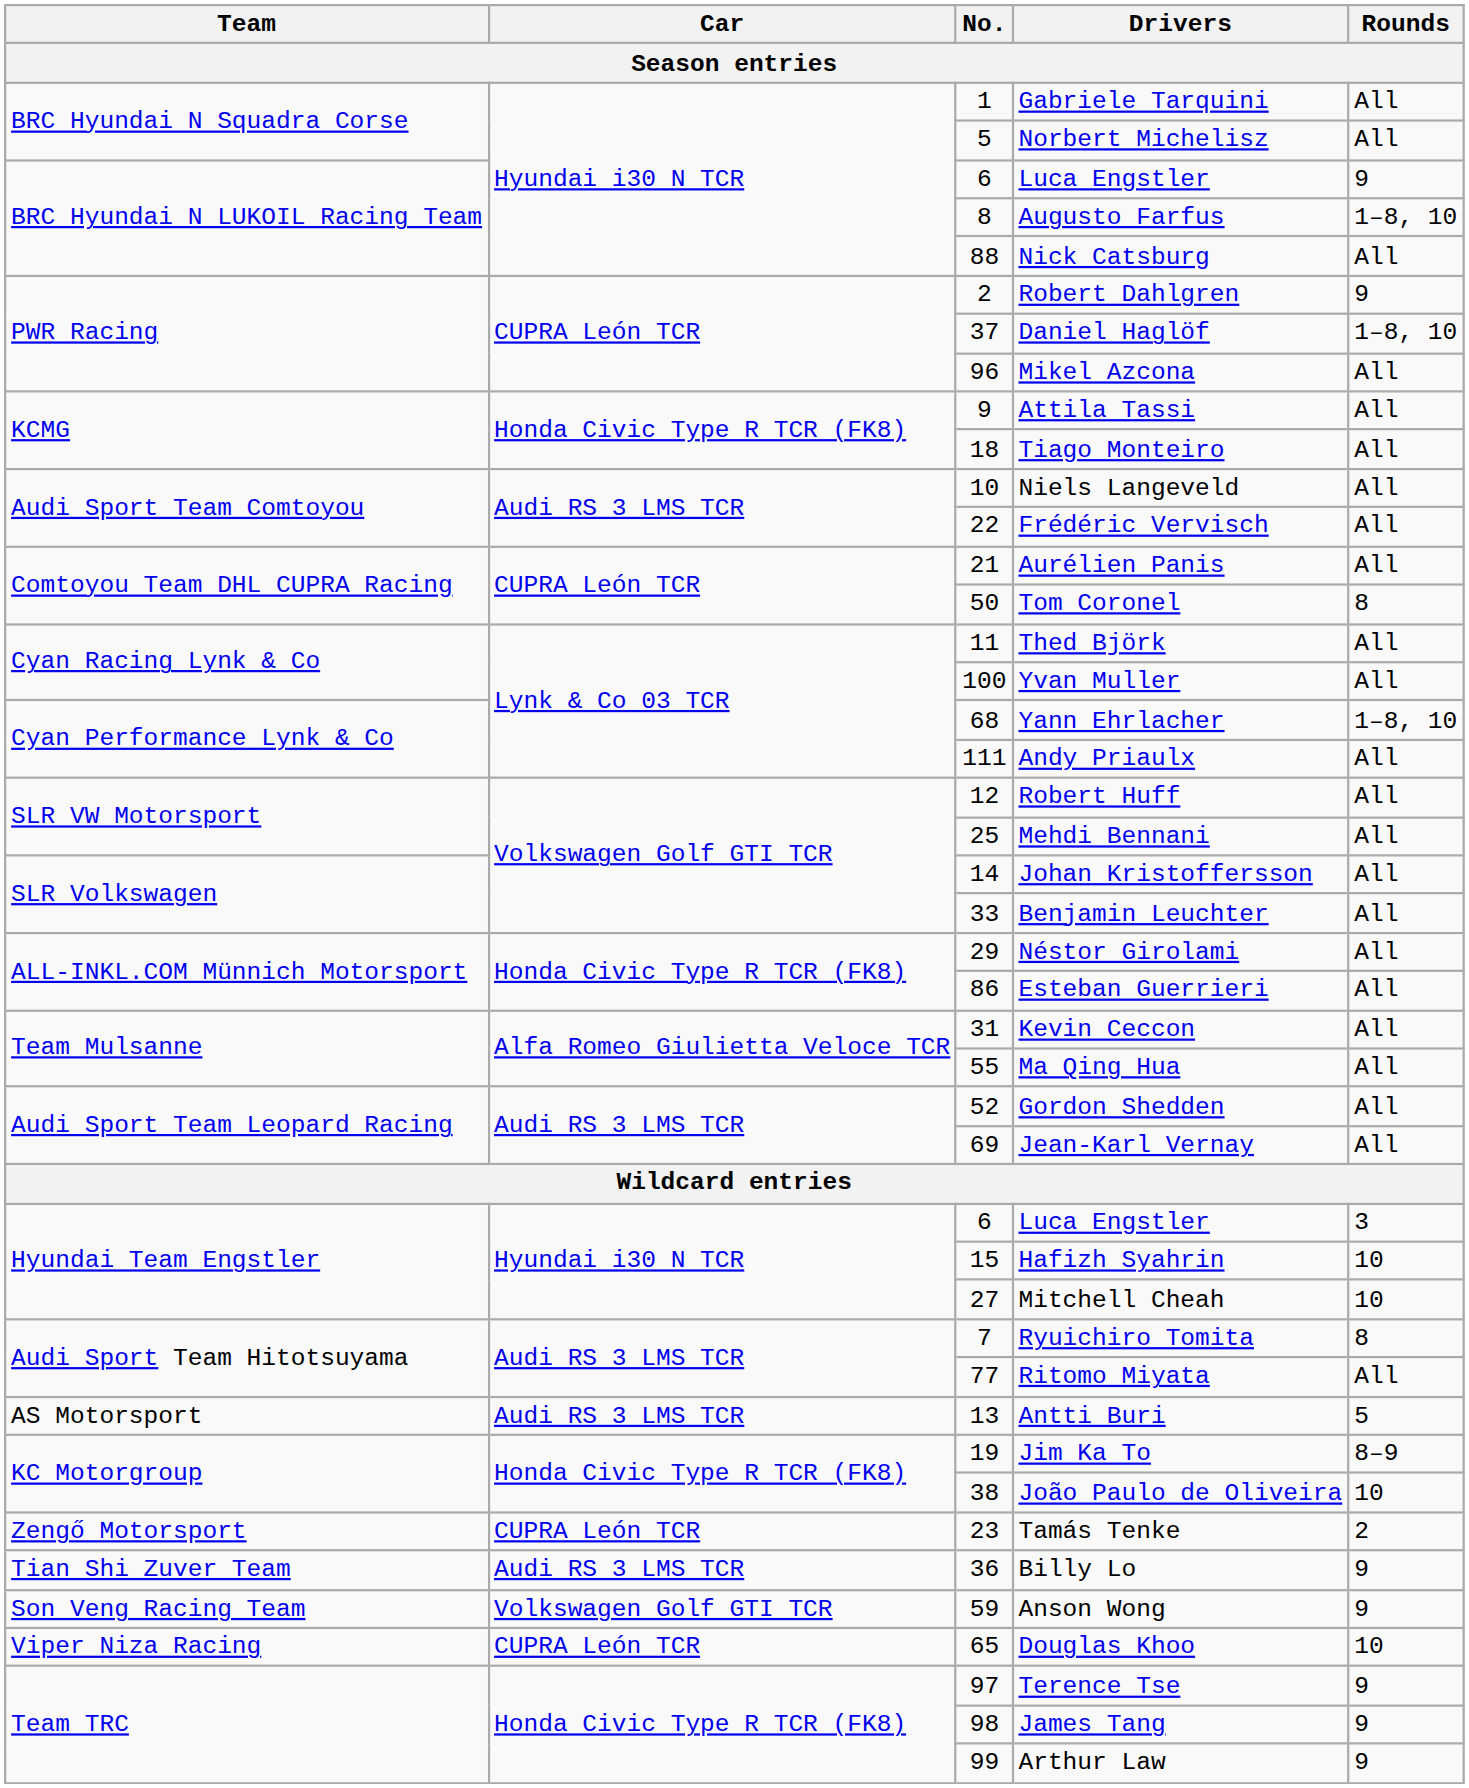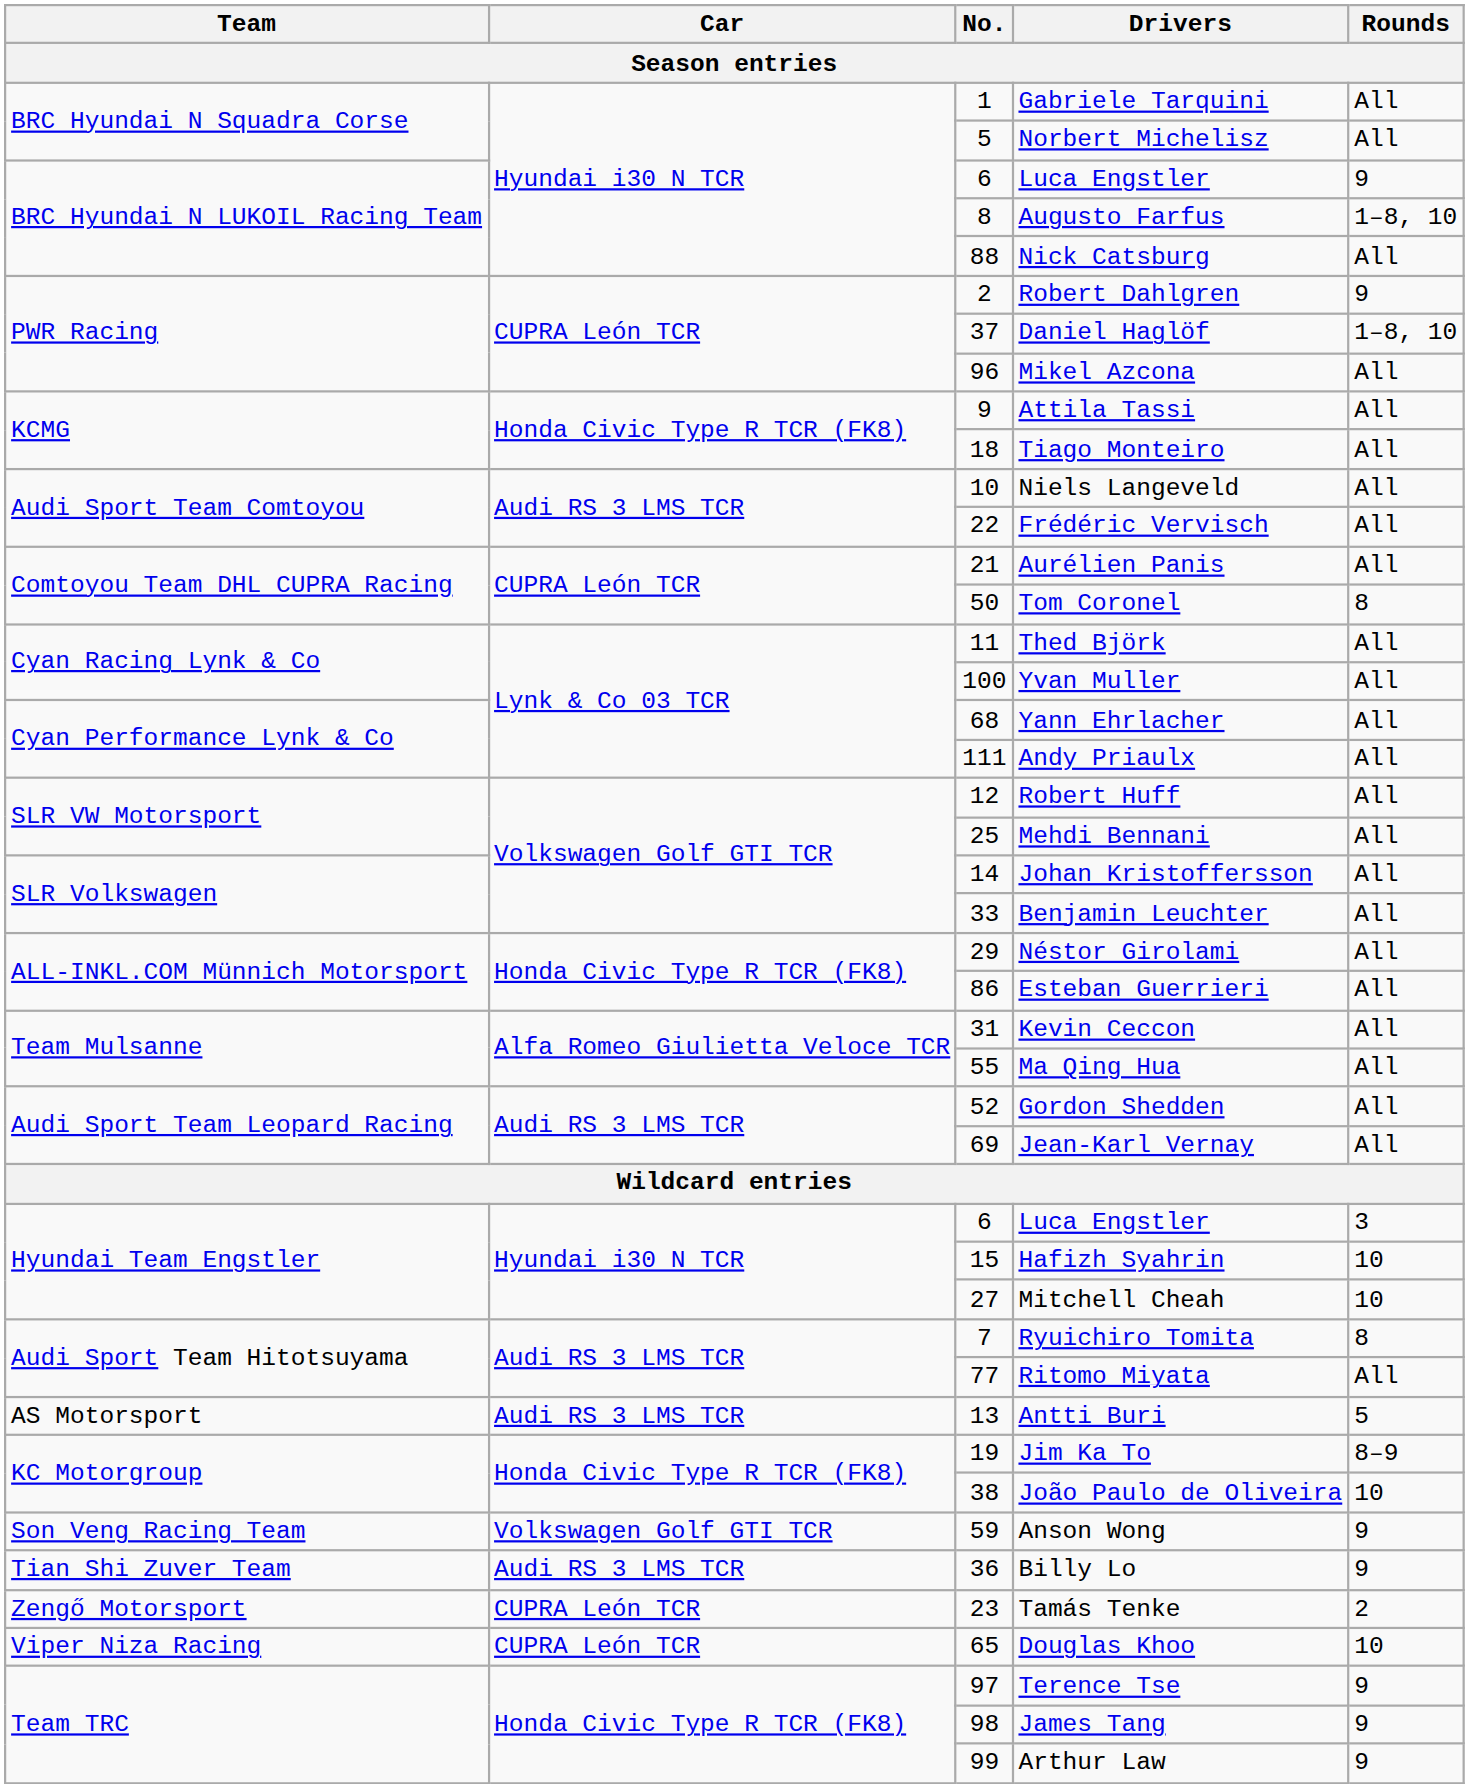(1406, 720) 1–8, 10 -> (1376, 720) All
rows swapped: (129, 1532) <-> (158, 1609)
